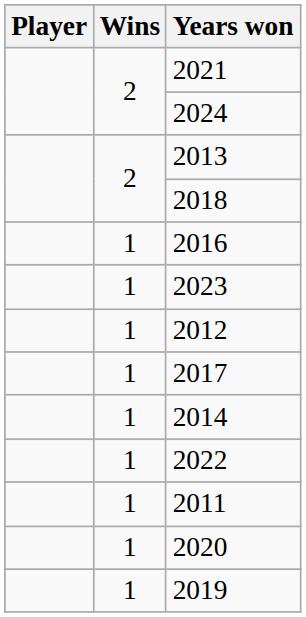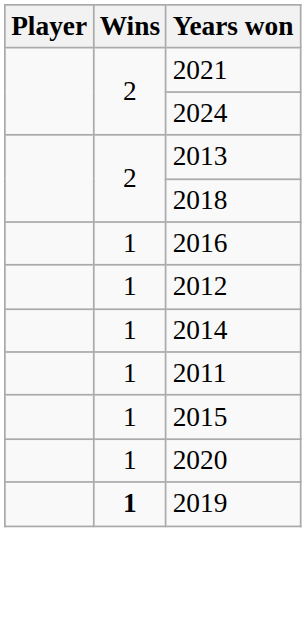- row: (200, 286)
- row: (200, 373)
- row: (200, 460)
+ row: (200, 416)
(130, 590) normal -> (130, 503) bold
